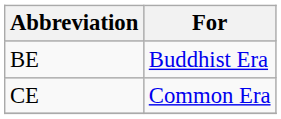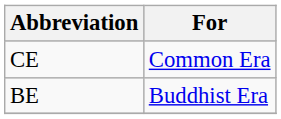rows swapped: (24, 59) <-> (24, 95)
